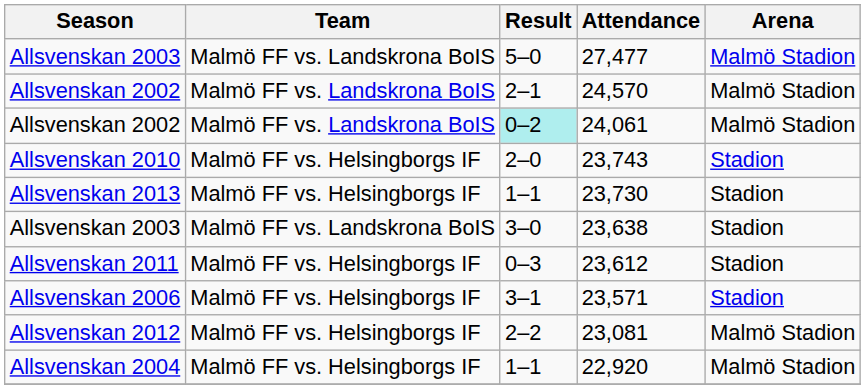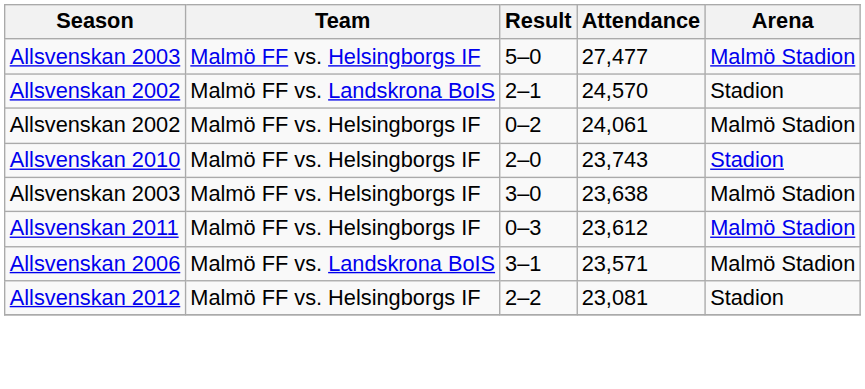(343, 56) Malmö FF vs. Landskrona BoIS -> (335, 56) Malmö FF vs. Helsingborgs IF
(783, 90) Malmö Stadion -> (747, 90) Stadion
(343, 125) Malmö FF vs. Landskrona BoIS -> (335, 125) Malmö FF vs. Helsingborgs IF
(523, 125) paleturquoise background -> (523, 125) no background
- row: (615, 194)
(343, 228) Malmö FF vs. Landskrona BoIS -> (335, 194) Malmö FF vs. Helsingborgs IF
(747, 228) Stadion -> (783, 194) Malmö Stadion
(747, 263) Stadion -> (783, 228) Malmö Stadion
(335, 297) Malmö FF vs. Helsingborgs IF -> (343, 263) Malmö FF vs. Landskrona BoIS
(747, 297) Stadion -> (783, 263) Malmö Stadion
(783, 332) Malmö Stadion -> (747, 297) Stadion
- row: (615, 366)
